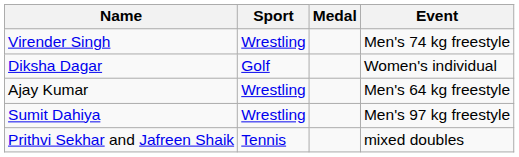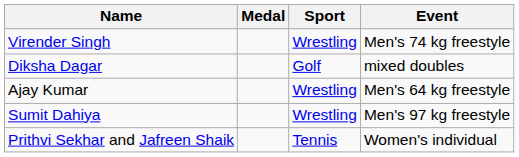columns swapped: (335, 16) <-> (273, 16)
(430, 66) Women's individual -> (414, 66) mixed doubles
(414, 139) mixed doubles -> (430, 139) Women's individual
